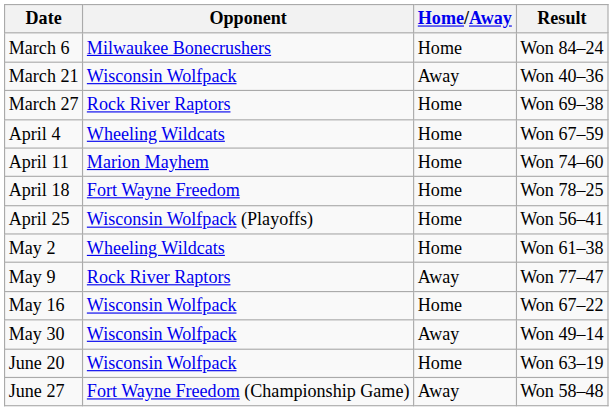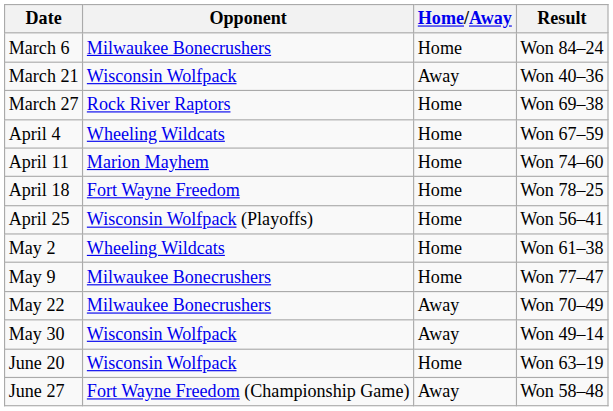(159, 276) Rock River Raptors -> (179, 276) Milwaukee Bonecrushers
(439, 276) Away -> (440, 276) Home
- row: (37, 305)
+ row: (37, 305)
